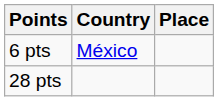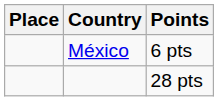columns swapped: (184, 19) <-> (38, 19)
